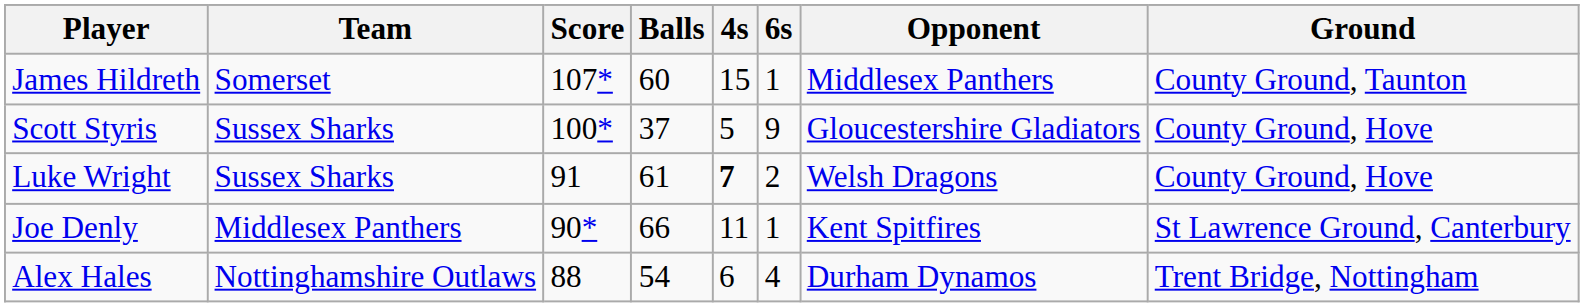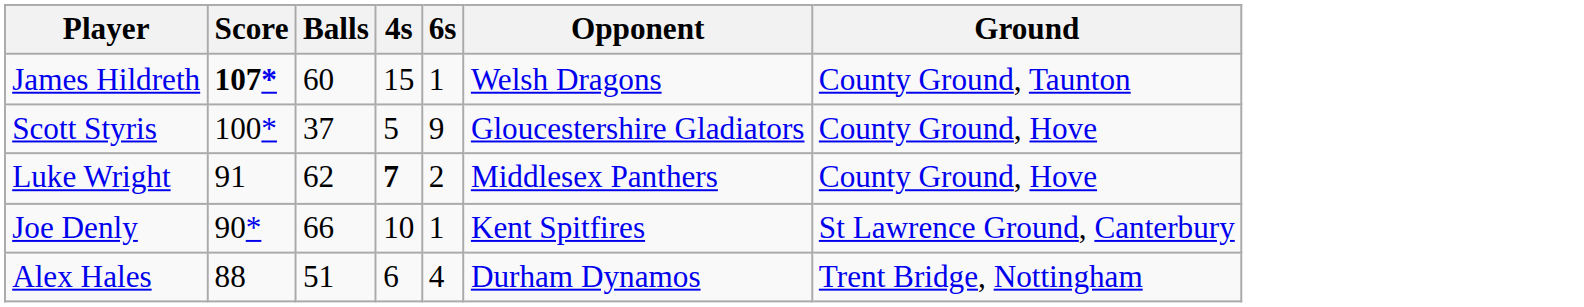- column: (375, 29)
(582, 78) normal -> (246, 78) bold
(930, 78) Middlesex Panthers -> (566, 78) Welsh Dragons
(654, 177) 61 -> (318, 177) 62
(902, 177) Welsh Dragons -> (594, 177) Middlesex Panthers
(734, 227) 11 -> (399, 227) 10
(654, 276) 54 -> (318, 276) 51
